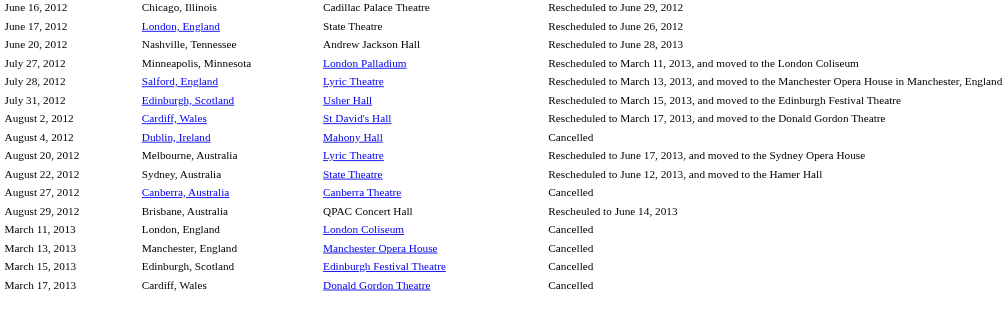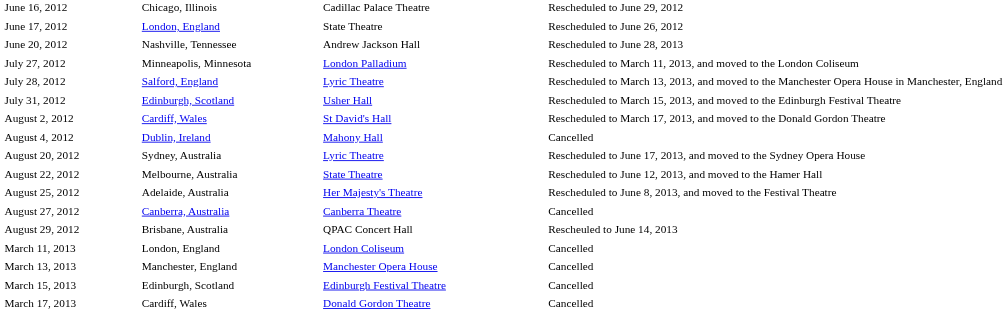(190, 156) Melbourne, Australia -> (181, 156) Sydney, Australia
(181, 174) Sydney, Australia -> (190, 174) Melbourne, Australia
+ row: (42, 193)
